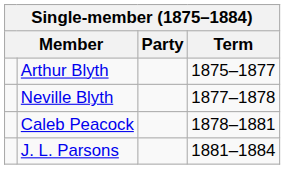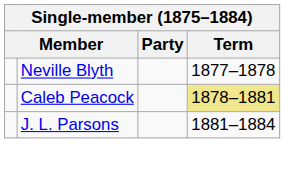- row: (65, 71)
(233, 124) no background -> (233, 97) khaki background
